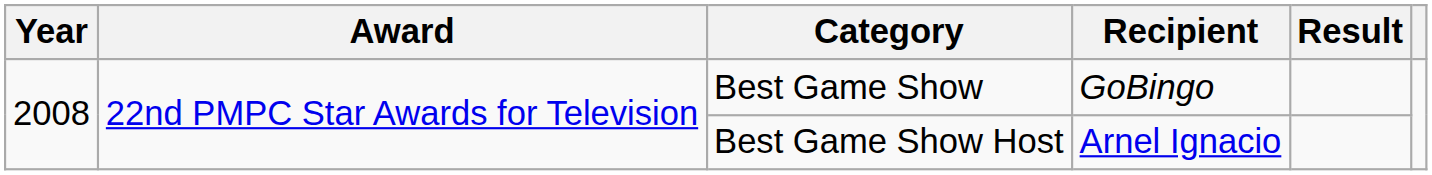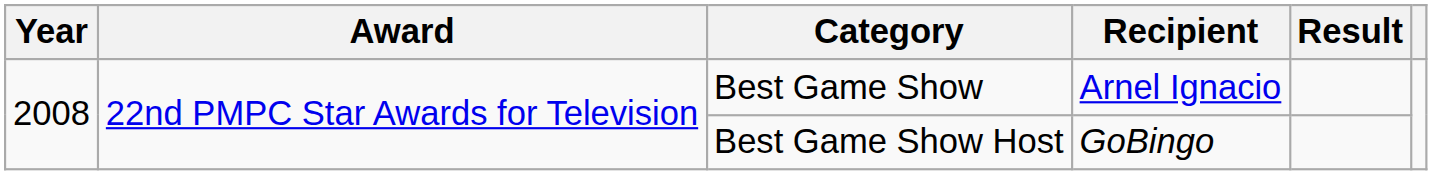(1147, 86) GoBingo -> (1180, 86) Arnel Ignacio
(1180, 141) Arnel Ignacio -> (1147, 141) GoBingo
